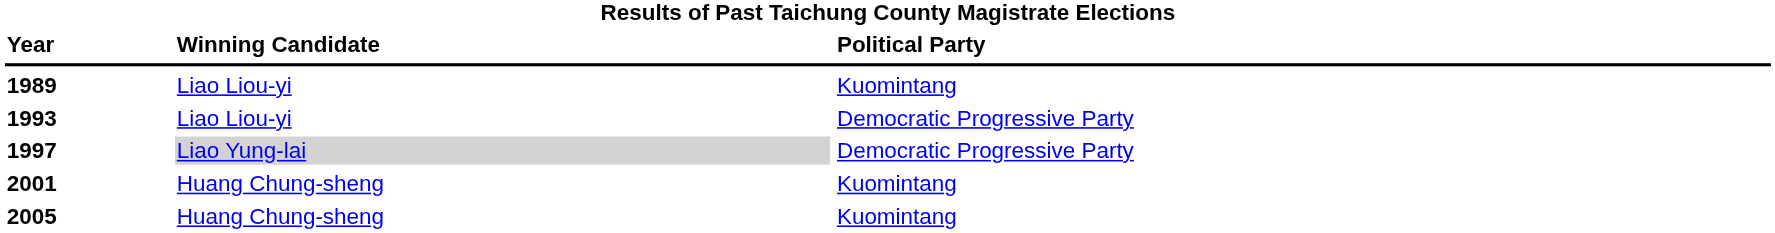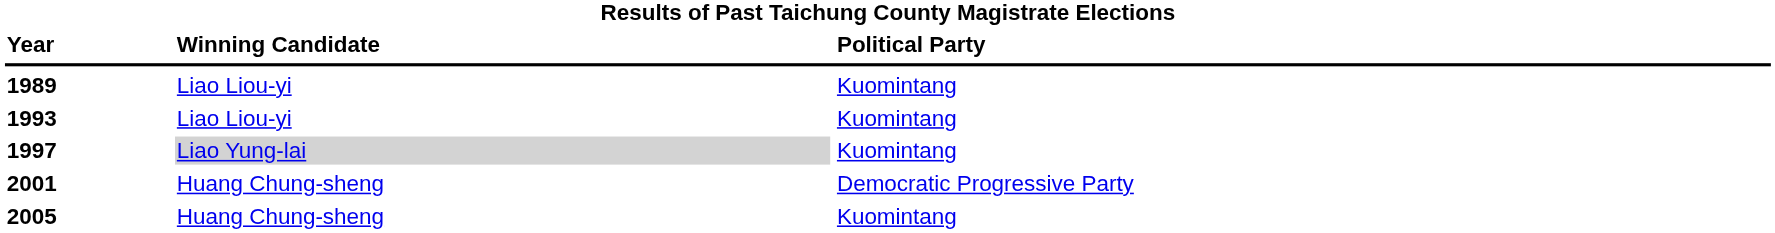(985, 118) Democratic Progressive Party -> (897, 118) Kuomintang
(985, 151) Democratic Progressive Party -> (897, 151) Kuomintang
(897, 184) Kuomintang -> (985, 184) Democratic Progressive Party
